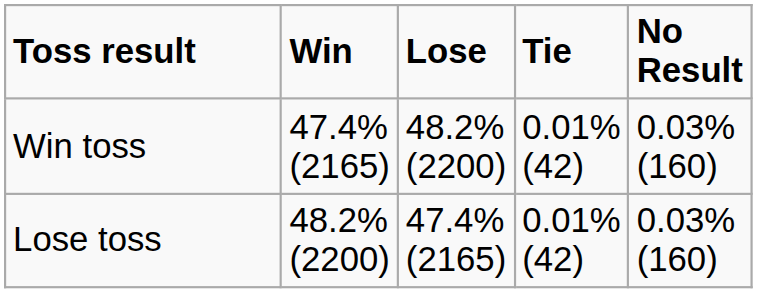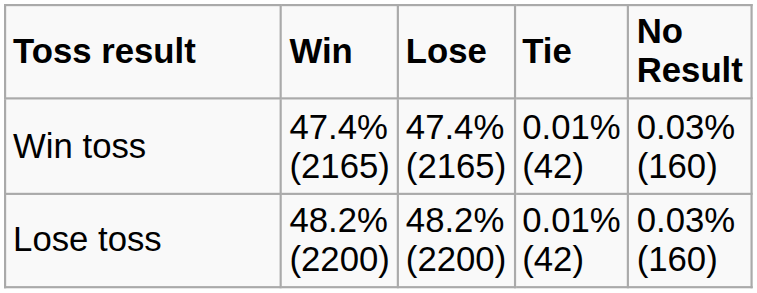(456, 145) 48.2% (2200) -> (456, 145) 47.4% (2165)
(456, 239) 47.4% (2165) -> (456, 239) 48.2% (2200)
